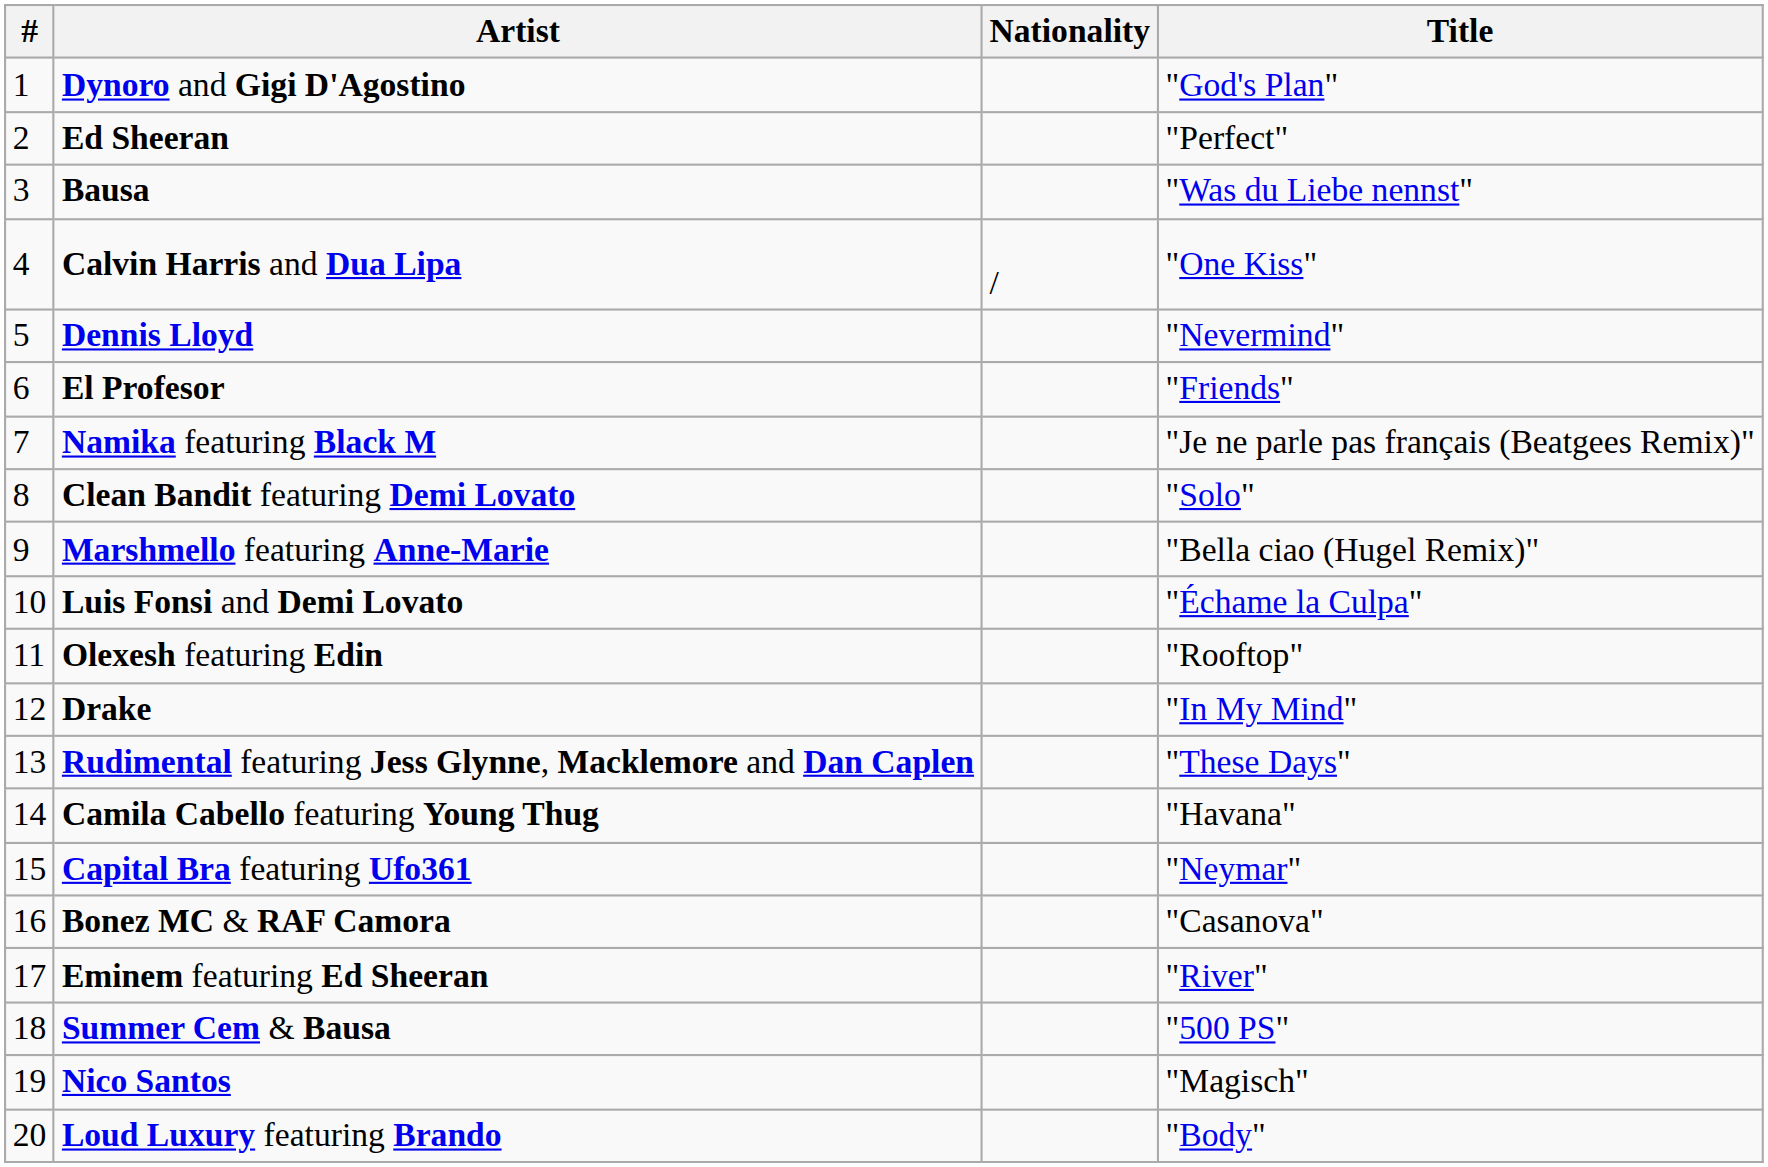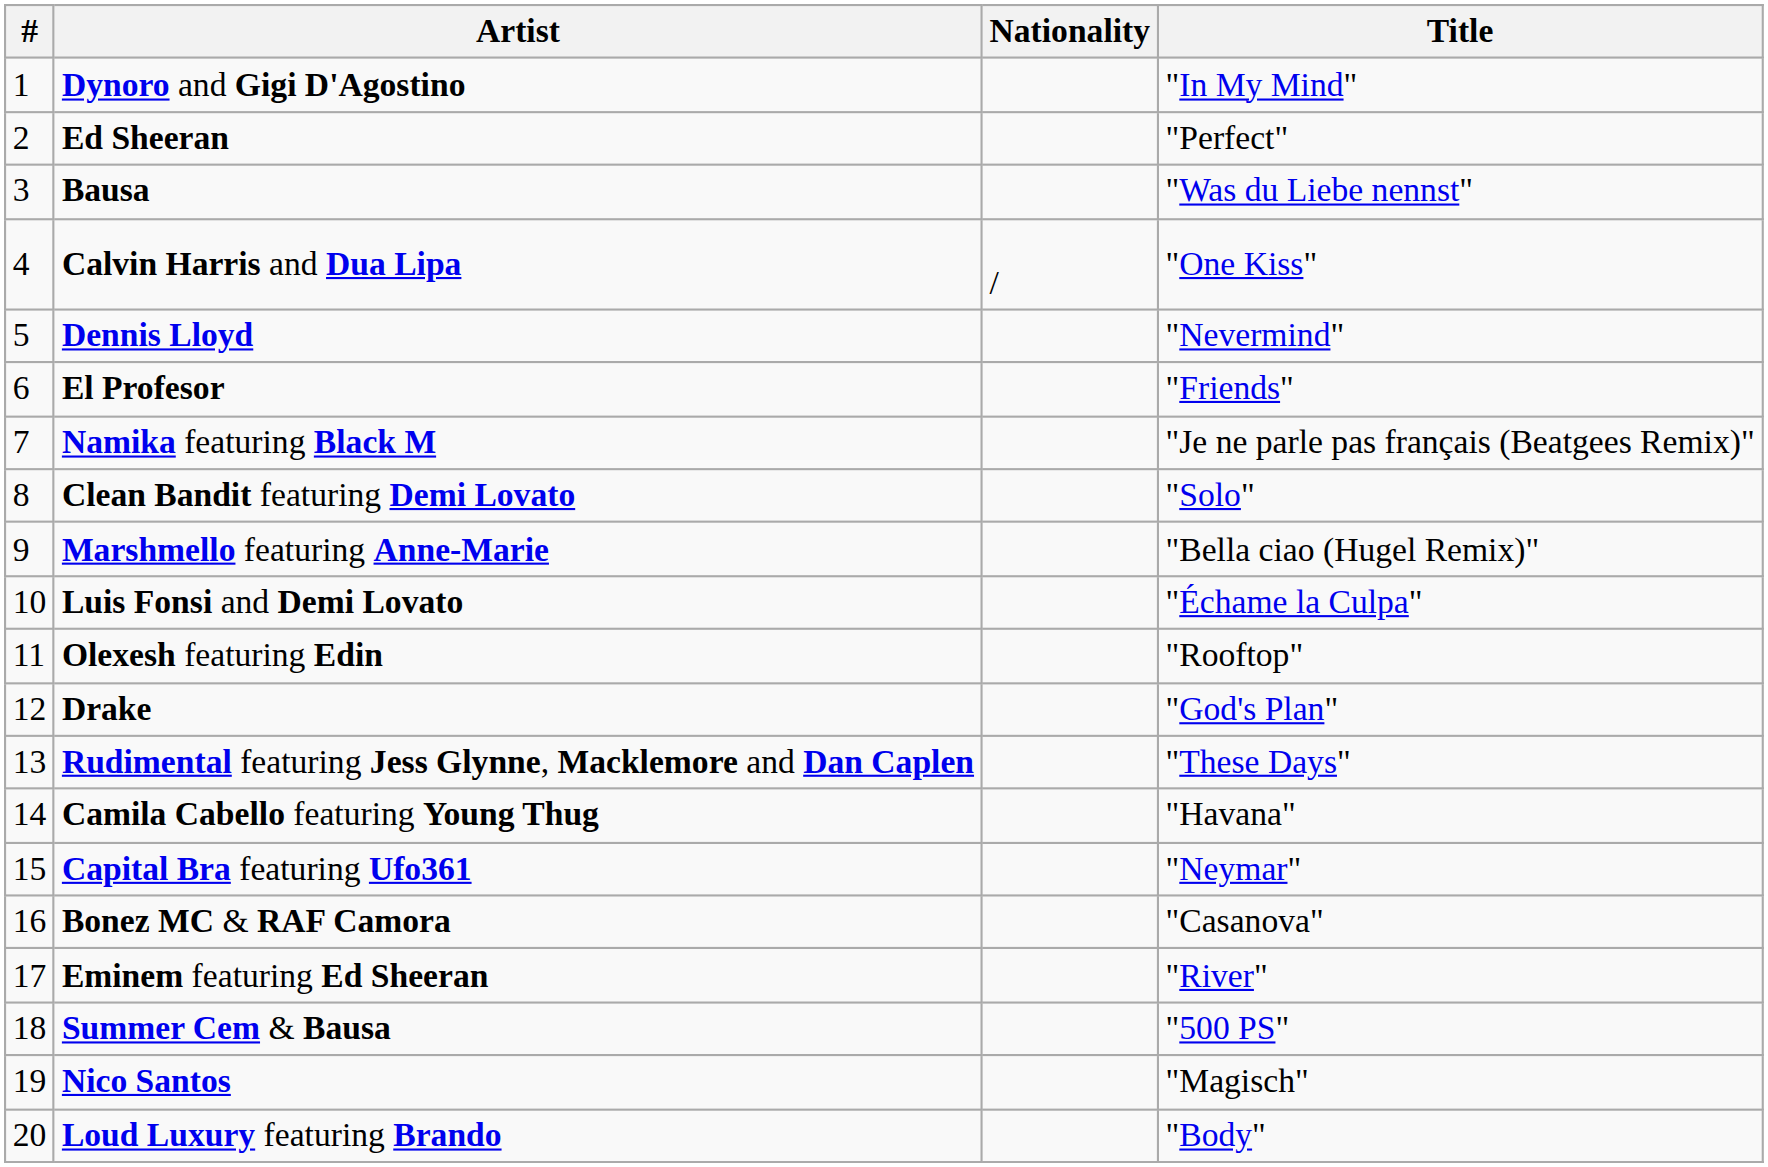(1252, 84) "God's Plan" -> (1261, 84) "In My Mind"
(1261, 708) "In My Mind" -> (1252, 708) "God's Plan"
